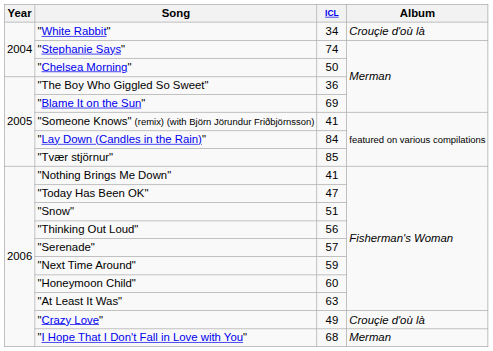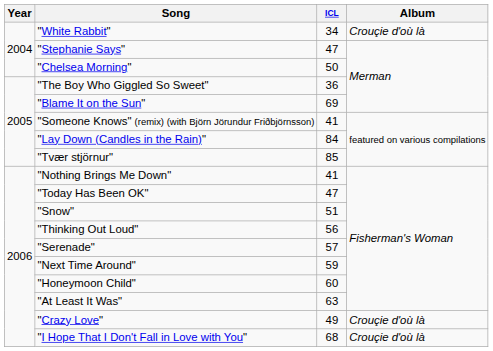(332, 49) 74 -> (332, 49) 47
(370, 337) Merman -> (387, 337) Crouçie d'où là
